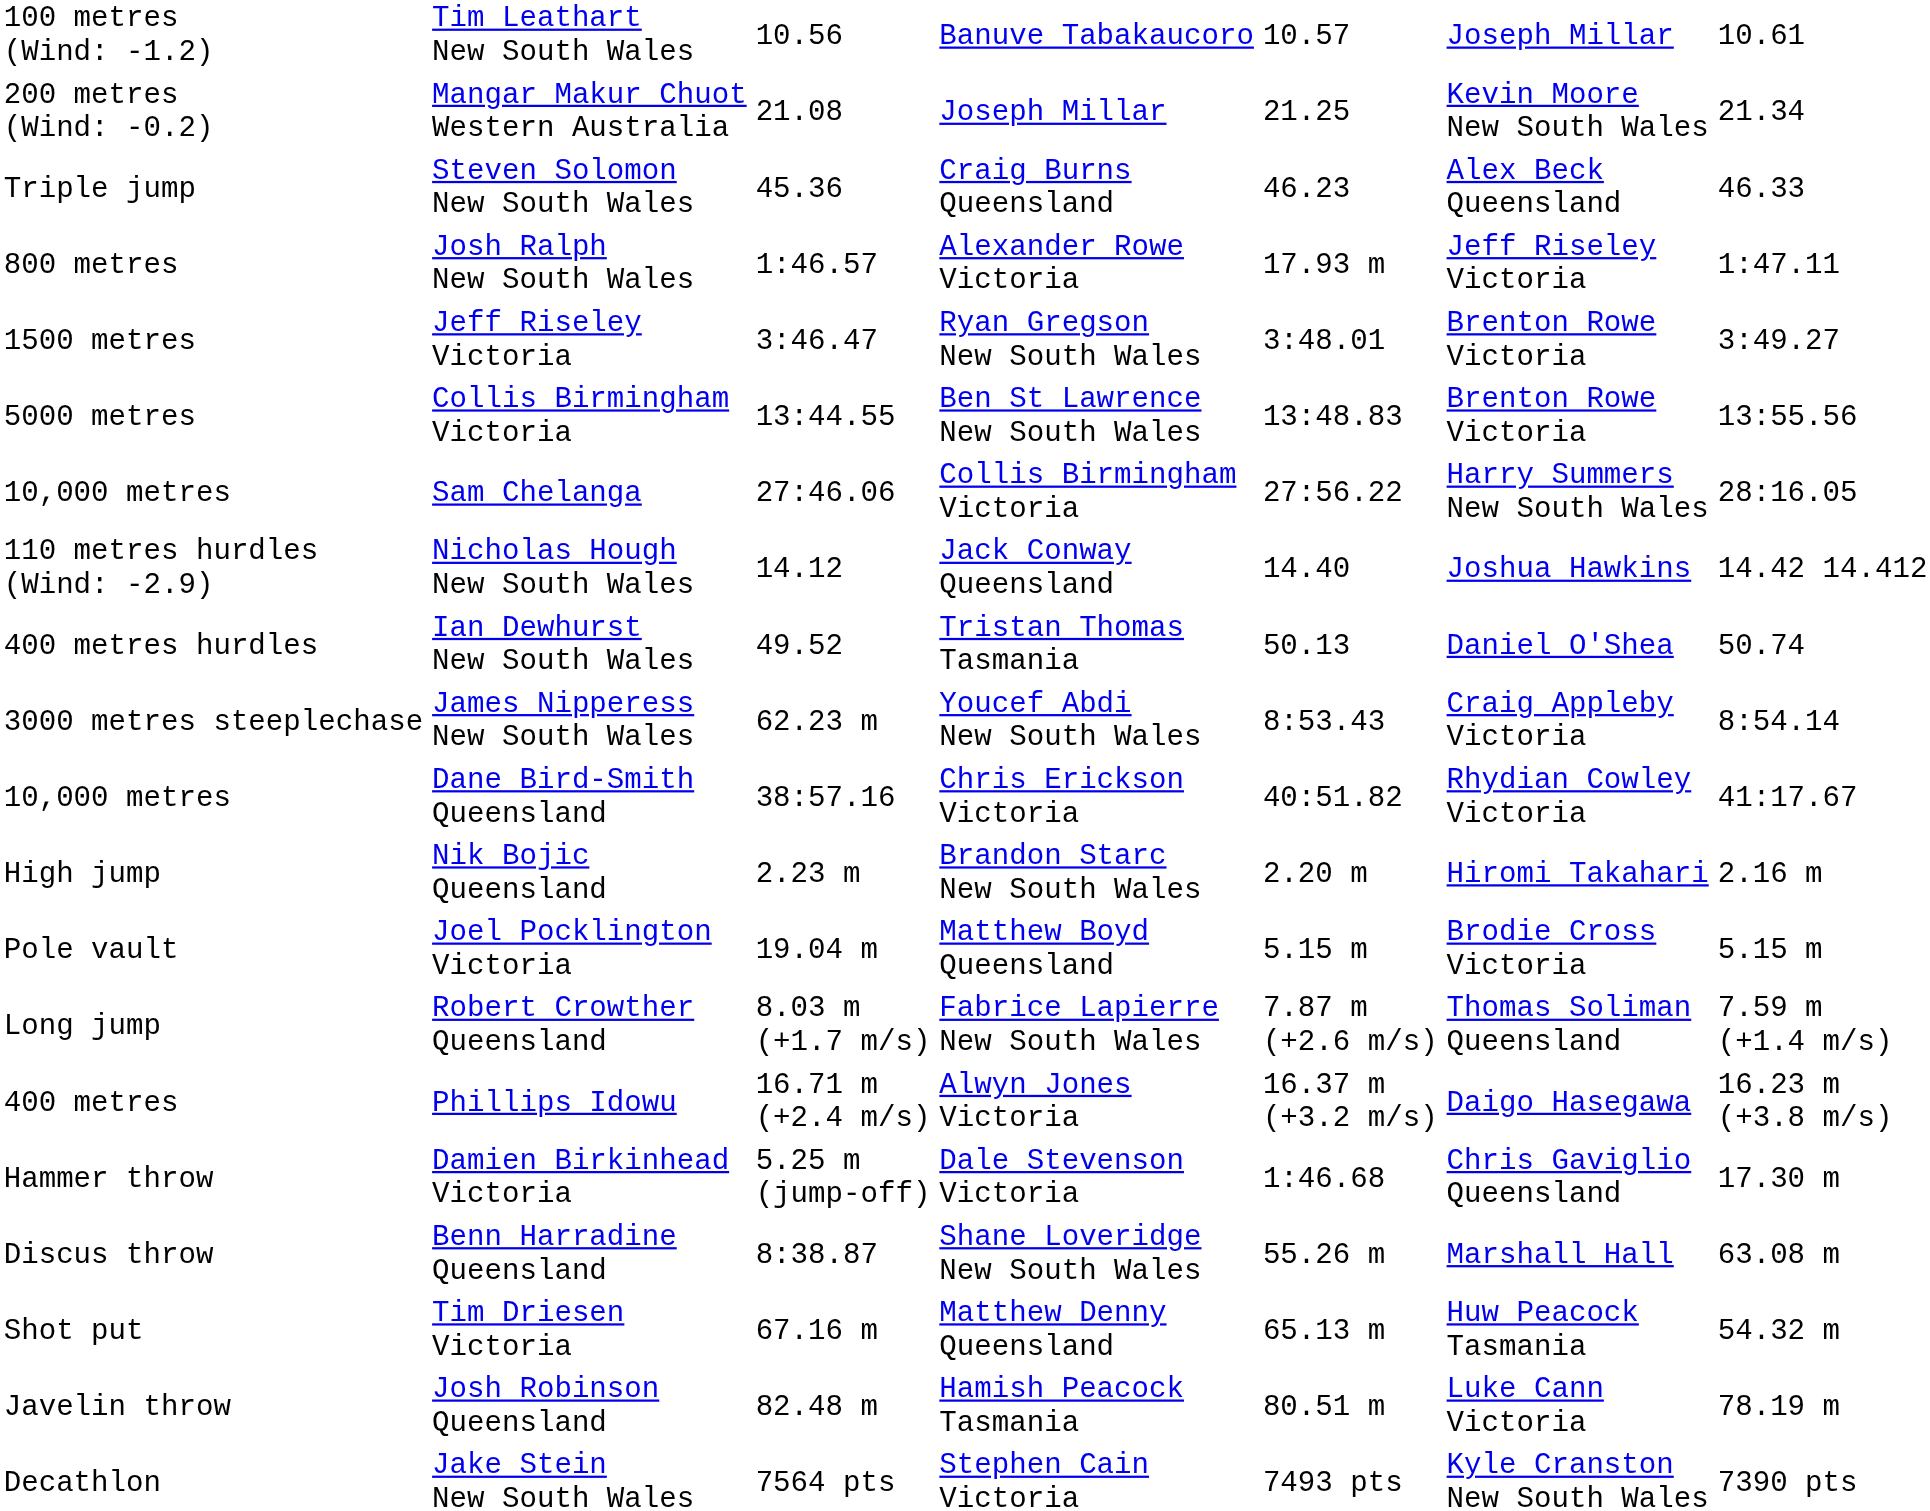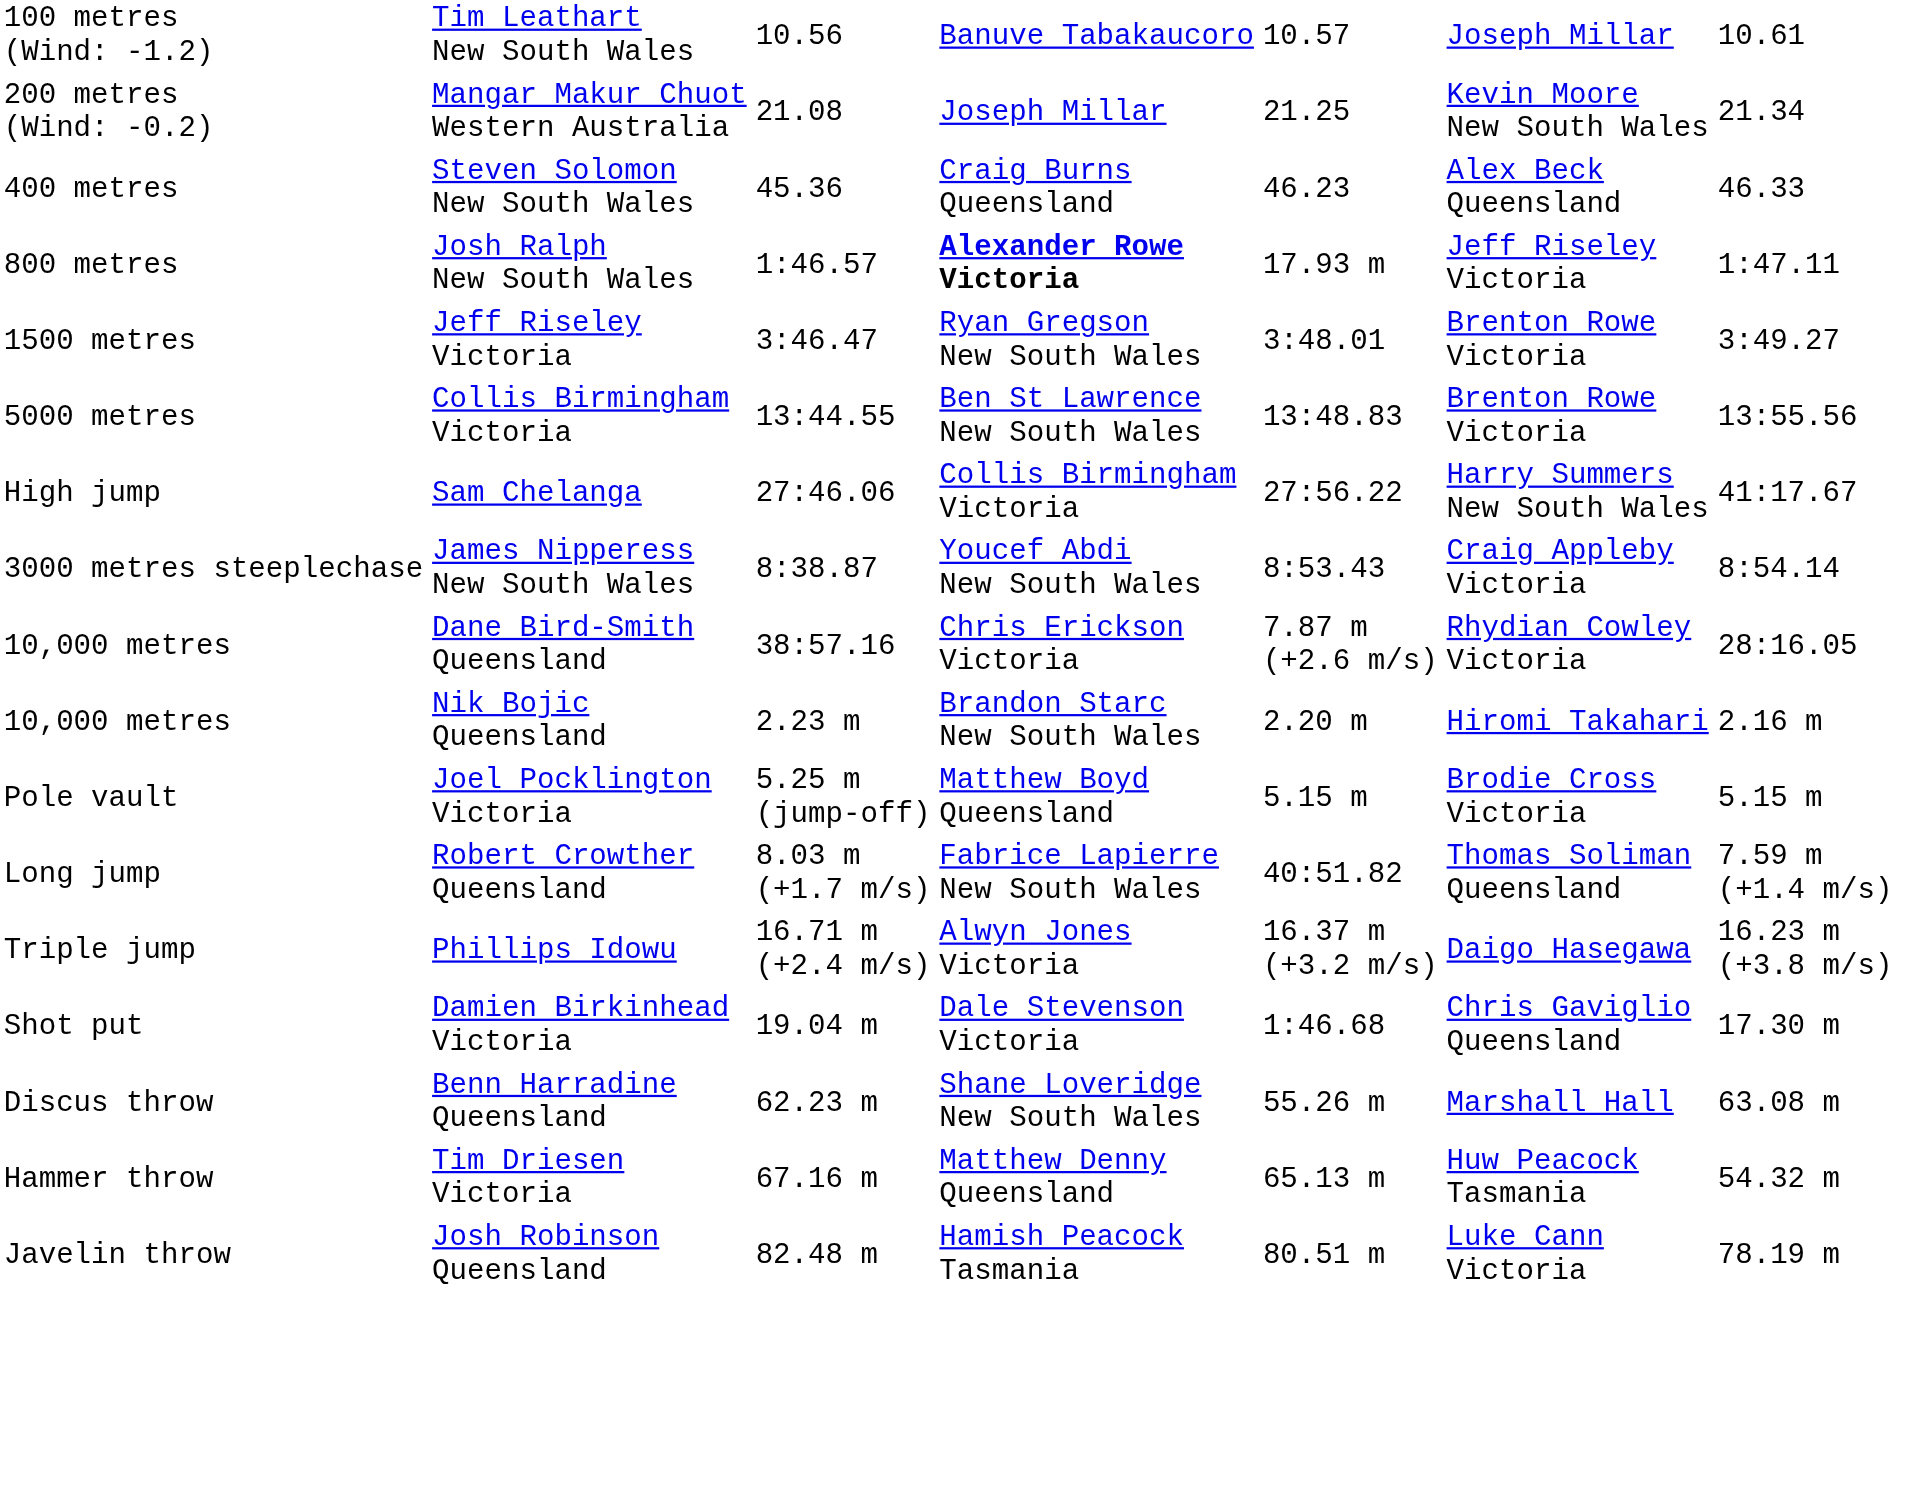(100, 188) Triple jump -> (91, 188) 400 metres
(1062, 264) normal -> (1062, 264) bold
(117, 492) 10,000 metres -> (82, 492) High jump
(1788, 492) 28:16.05 -> (1788, 492) 41:17.67
- row: (563, 568)
- row: (563, 645)
(817, 721) 62.23 m -> (817, 568) 8:38.87
(1333, 797) 40:51.82 -> (1350, 645) 7.87 m (+2.6 m/s)
(1788, 797) 41:17.67 -> (1788, 645) 28:16.05
(82, 873) High jump -> (117, 721) 10,000 metres
(817, 949) 19.04 m -> (843, 797) 5.25 m (jump-off)
(1350, 1025) 7.87 m (+2.6 m/s) -> (1333, 873) 40:51.82
(91, 1102) 400 metres -> (100, 949) Triple jump
(109, 1178) Hammer throw -> (74, 1025) Shot put
(843, 1178) 5.25 m (jump-off) -> (817, 1025) 19.04 m
(817, 1254) 8:38.87 -> (817, 1102) 62.23 m
(74, 1330) Shot put -> (109, 1178) Hammer throw
- row: (563, 1482)
